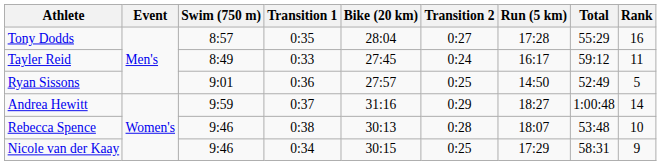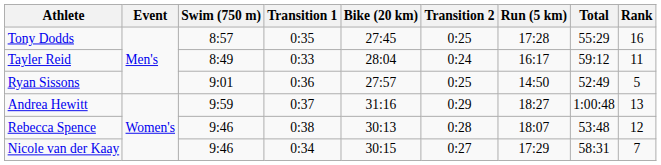(381, 38) 28:04 -> (381, 38) 27:45
(459, 38) 0:27 -> (459, 38) 0:25
(381, 60) 27:45 -> (381, 60) 28:04
(637, 105) 14 -> (637, 105) 13
(637, 127) 10 -> (637, 127) 12
(459, 150) 0:25 -> (459, 150) 0:27
(637, 150) 9 -> (637, 150) 7
